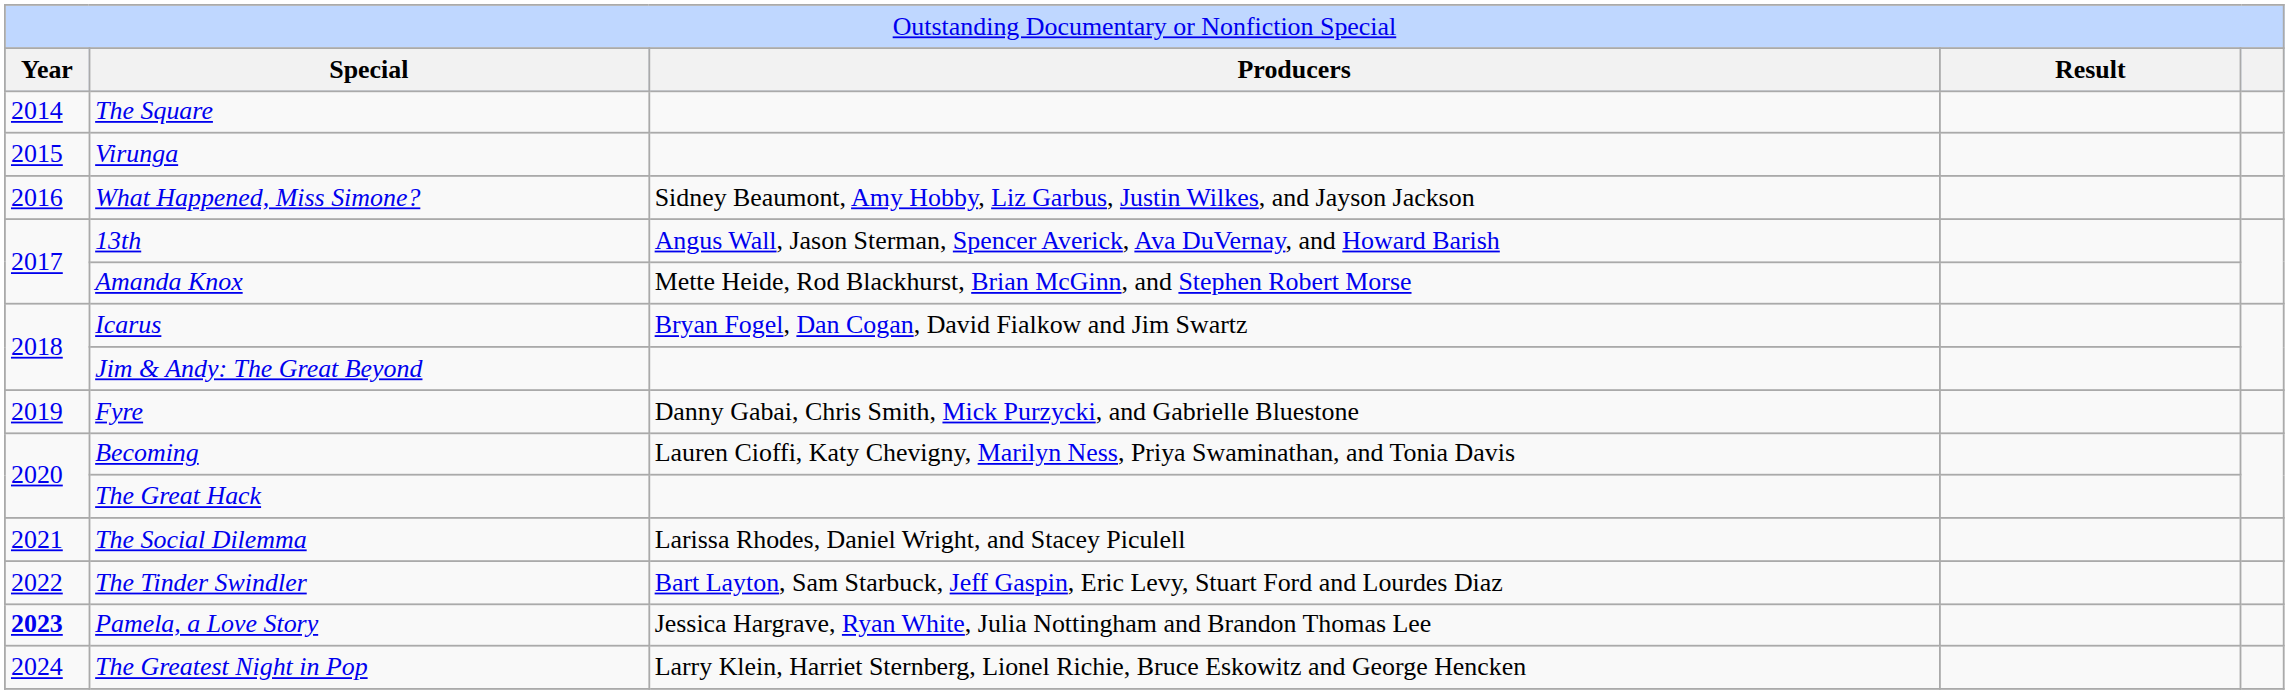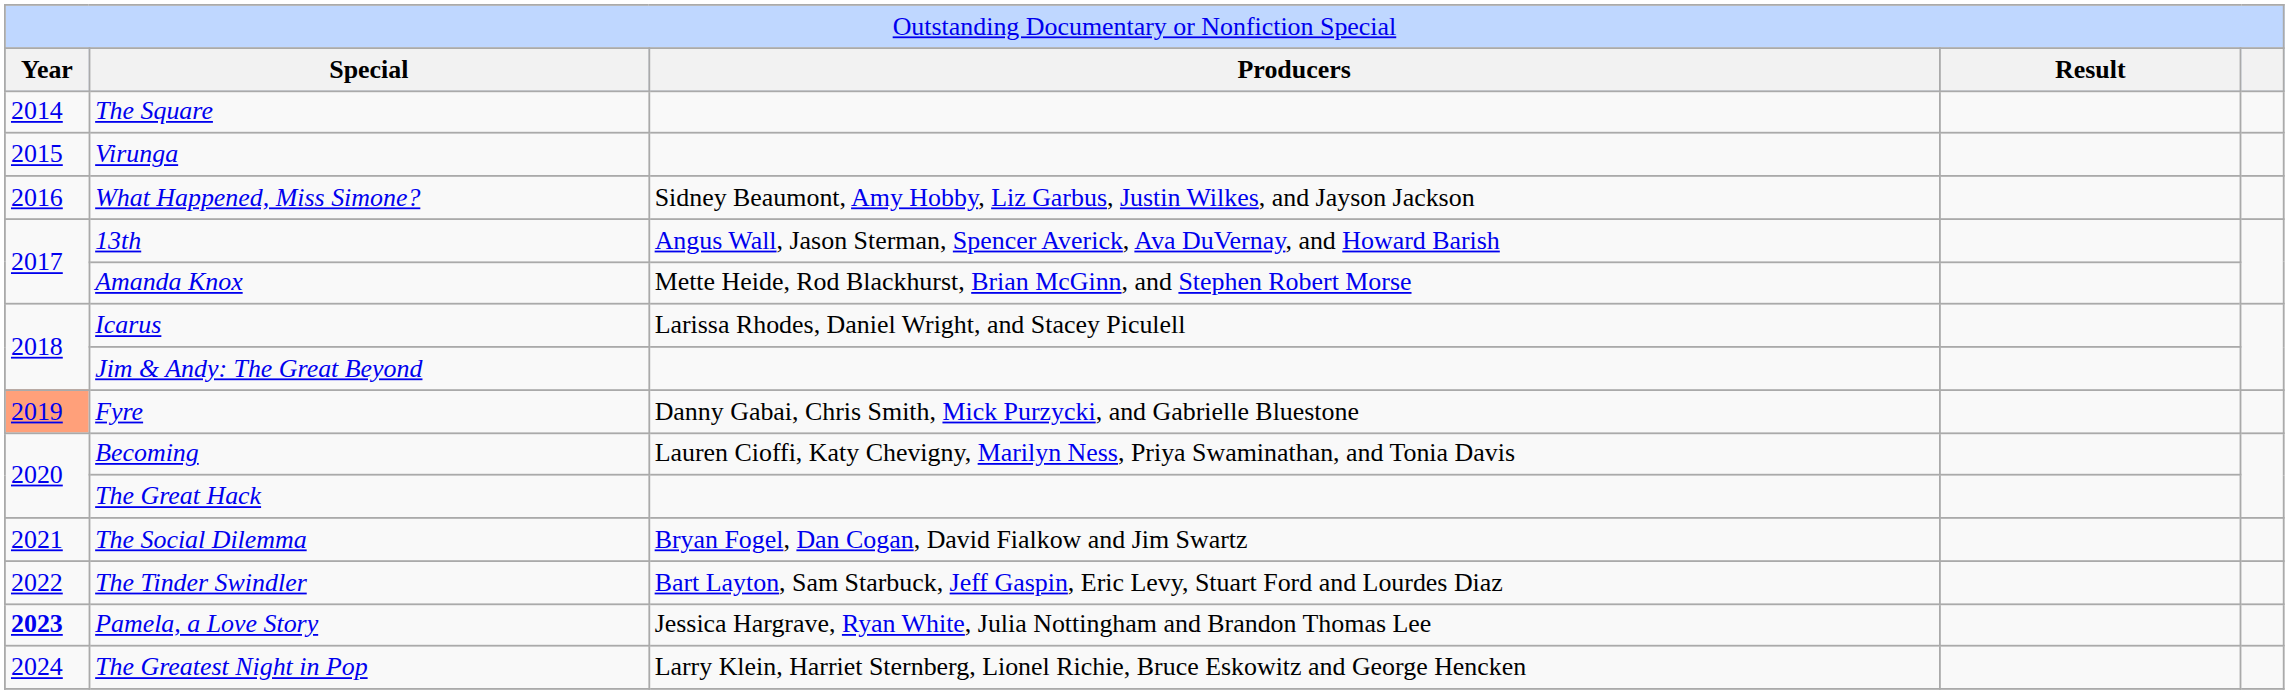(951, 325) Bryan Fogel, Dan Cogan, David Fialkow and Jim Swartz -> (920, 325) Larissa Rhodes, Daniel Wright, and Stacey Piculell
(37, 411) no background -> (37, 411) lightsalmon background
(920, 539) Larissa Rhodes, Daniel Wright, and Stacey Piculell -> (951, 539) Bryan Fogel, Dan Cogan, David Fialkow and Jim Swartz
